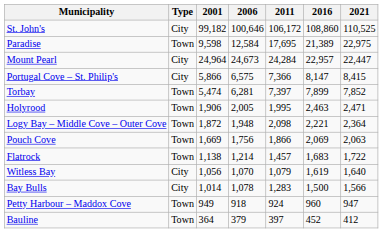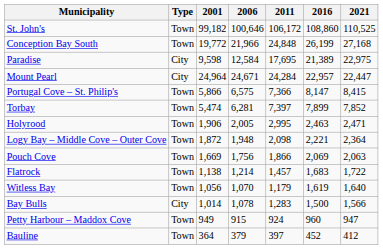(180, 28) City -> (183, 28) Town
+ row: (52, 44)
(183, 44) Town -> (180, 60) City
(245, 60) 24,673 -> (245, 76) 24,671
(180, 76) City -> (183, 92) Town
(280, 108) 1,995 -> (280, 124) 2,995
(180, 172) City -> (183, 188) Town
(280, 172) 1,079 -> (280, 188) 1,179
(239, 204) 918 -> (239, 220) 915
